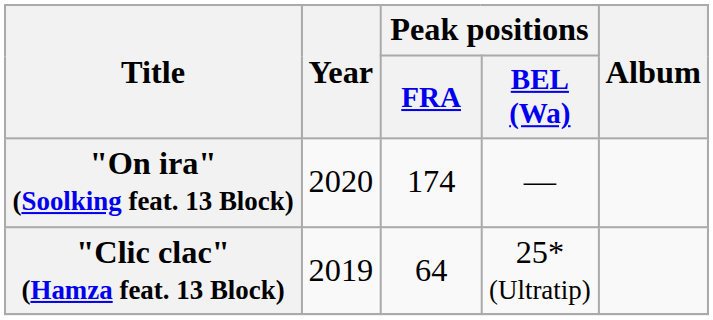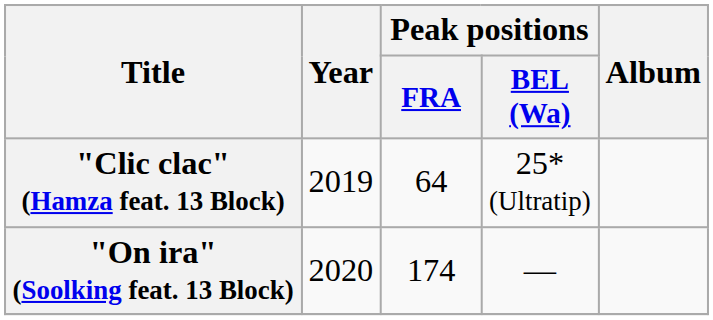rows swapped: (153, 269) <-> (153, 181)
